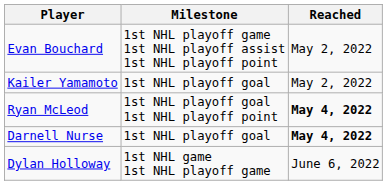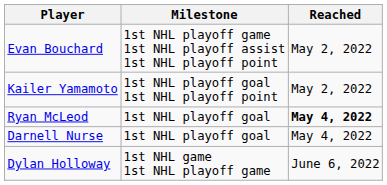(197, 82) 1st NHL playoff goal -> (201, 90) 1st NHL playoff goal 1st NHL playoff point
(201, 109) 1st NHL playoff goal 1st NHL playoff point -> (197, 116) 1st NHL playoff goal
(332, 136) bold -> (332, 136) normal
